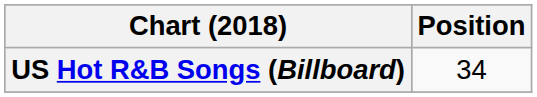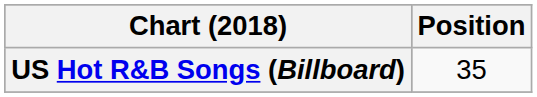(471, 69) 34 -> (471, 69) 35
